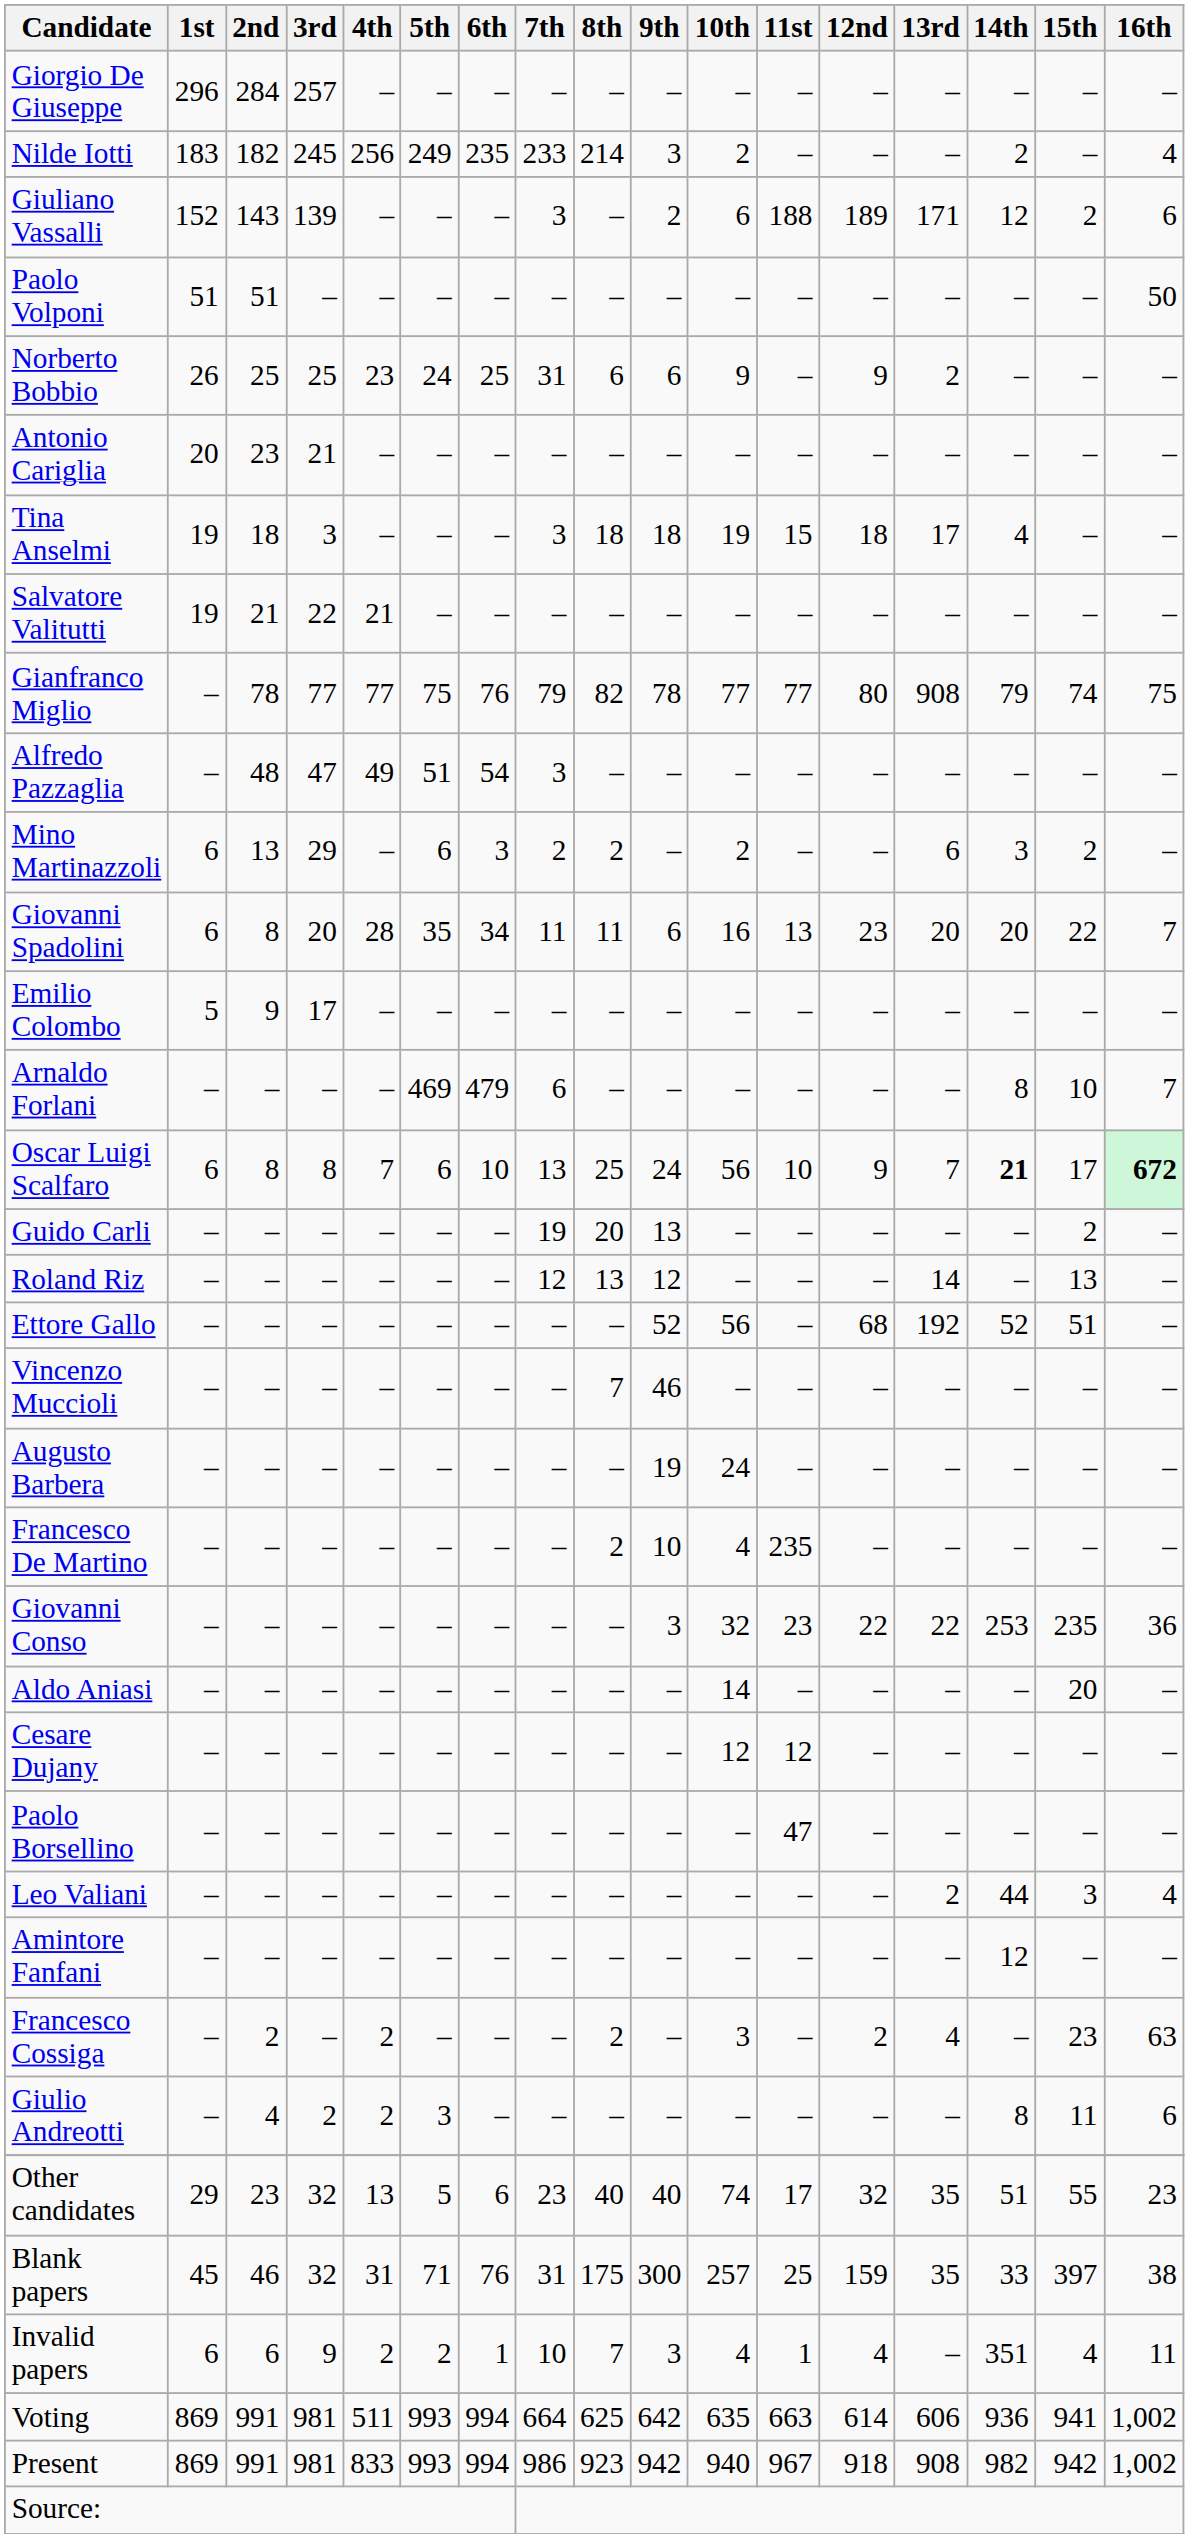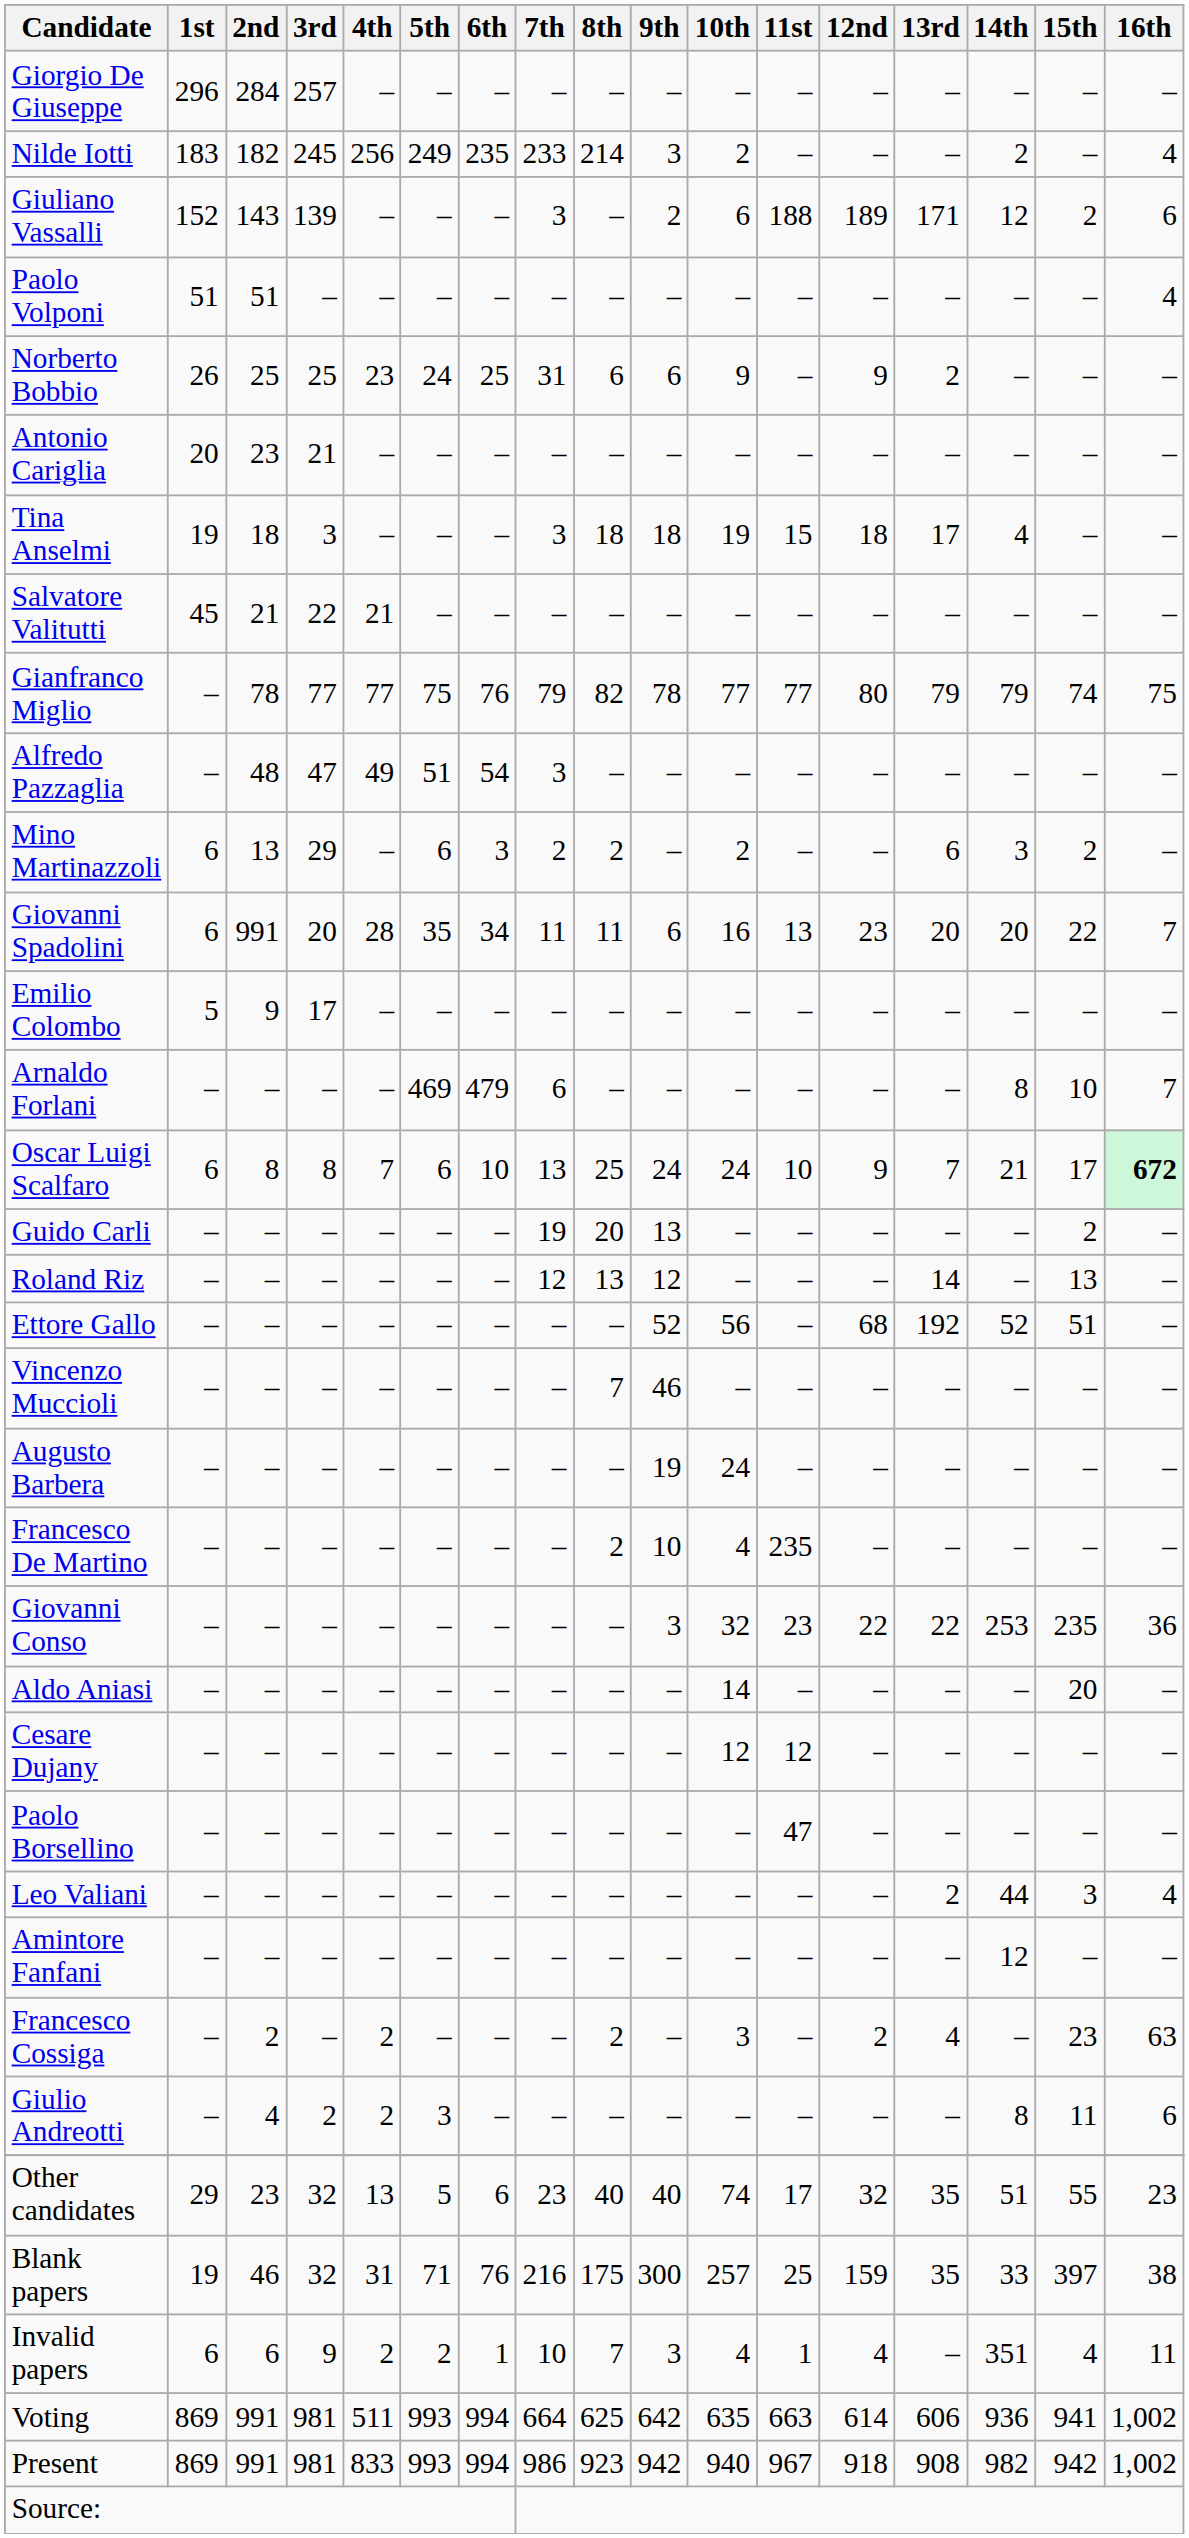(1162, 295) 50 -> (1170, 295) 4
(204, 613) 19 -> (204, 613) 45
(938, 692) 908 -> (945, 692) 79
(272, 930) 8 -> (257, 930) 991
(735, 1168) 56 -> (735, 1168) 24
(1014, 1168) bold -> (1014, 1168) normal
(204, 2274) 45 -> (204, 2274) 19
(552, 2274) 31 -> (545, 2274) 216
